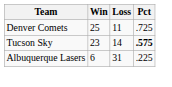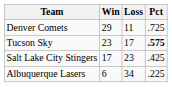(95, 27) 25 -> (107, 27) 29
(117, 43) 14 -> (129, 43) 17
+ row: (52, 58)
(117, 58) 31 -> (129, 74) 34
